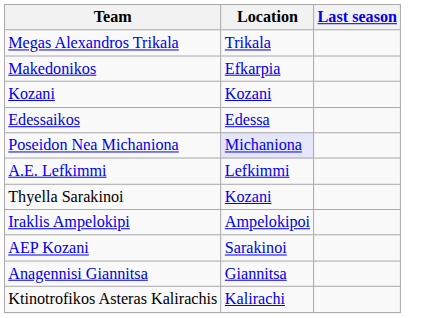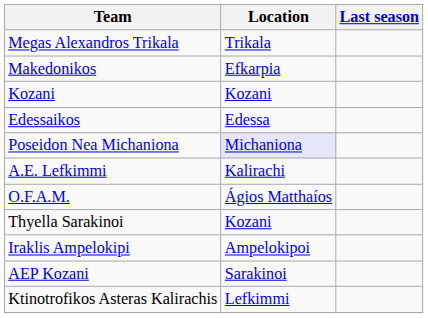(257, 171) Lefkimmi -> (255, 171) Kalirachi
+ row: (39, 196)
- row: (78, 273)
(255, 299) Kalirachi -> (257, 299) Lefkimmi
